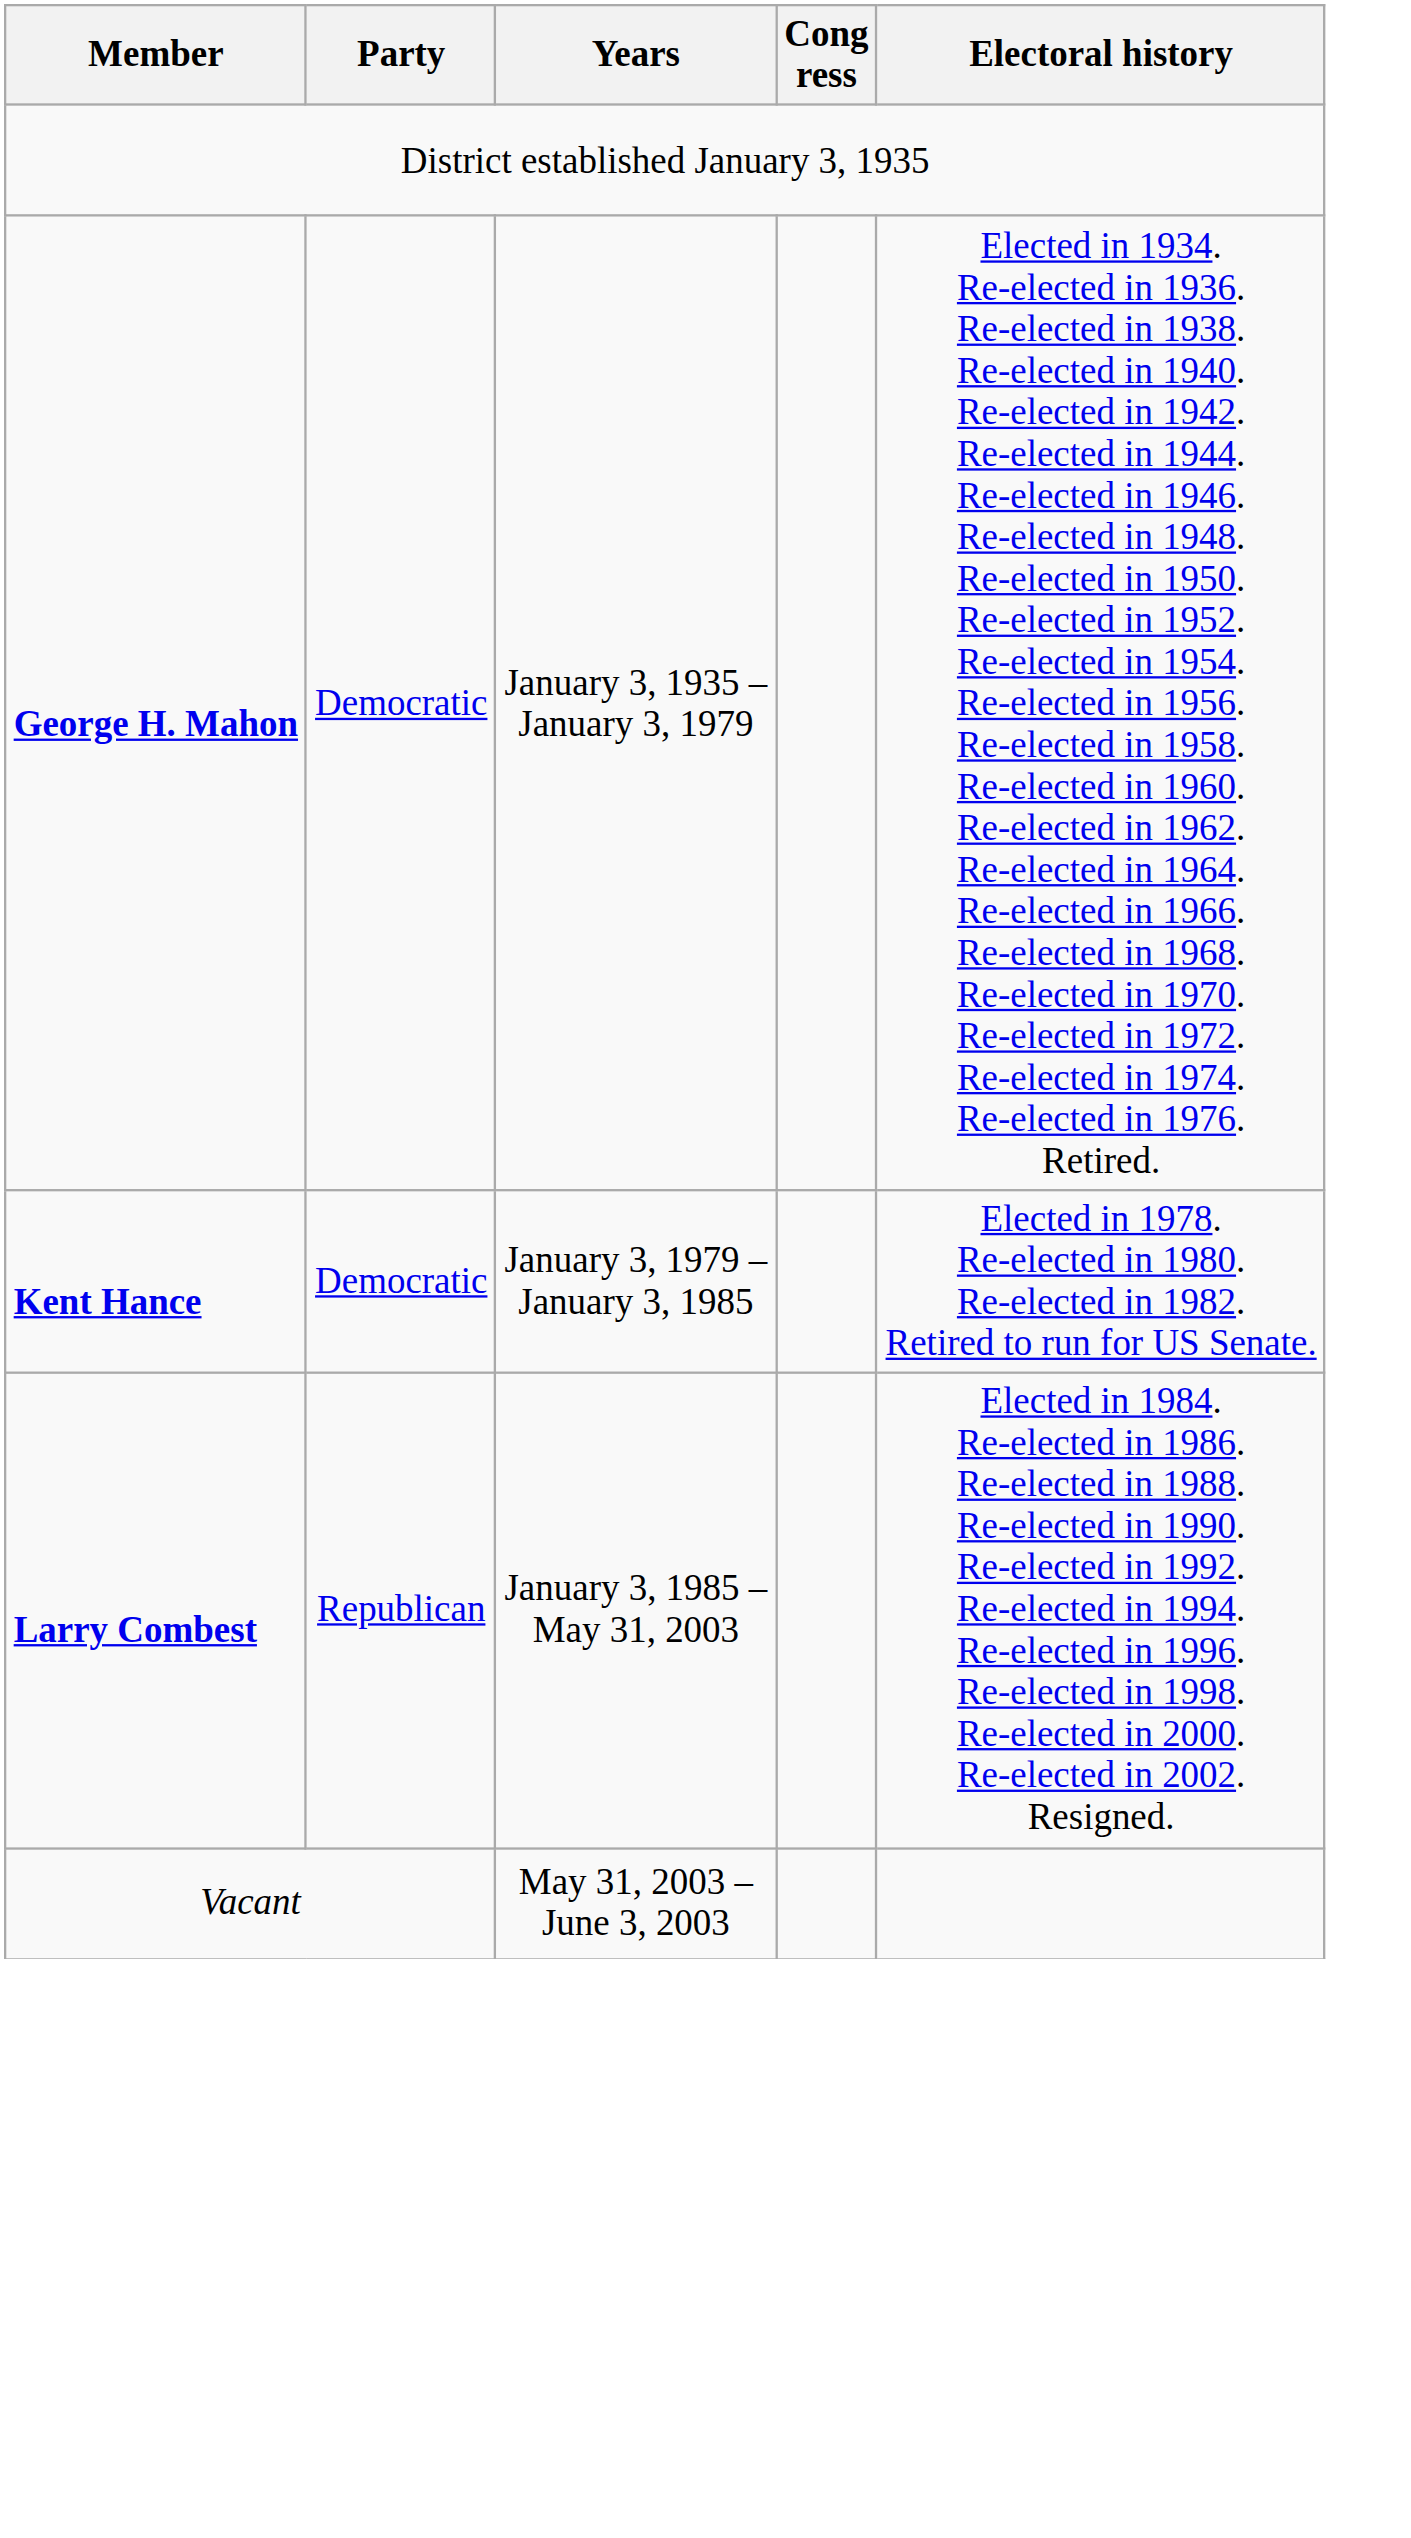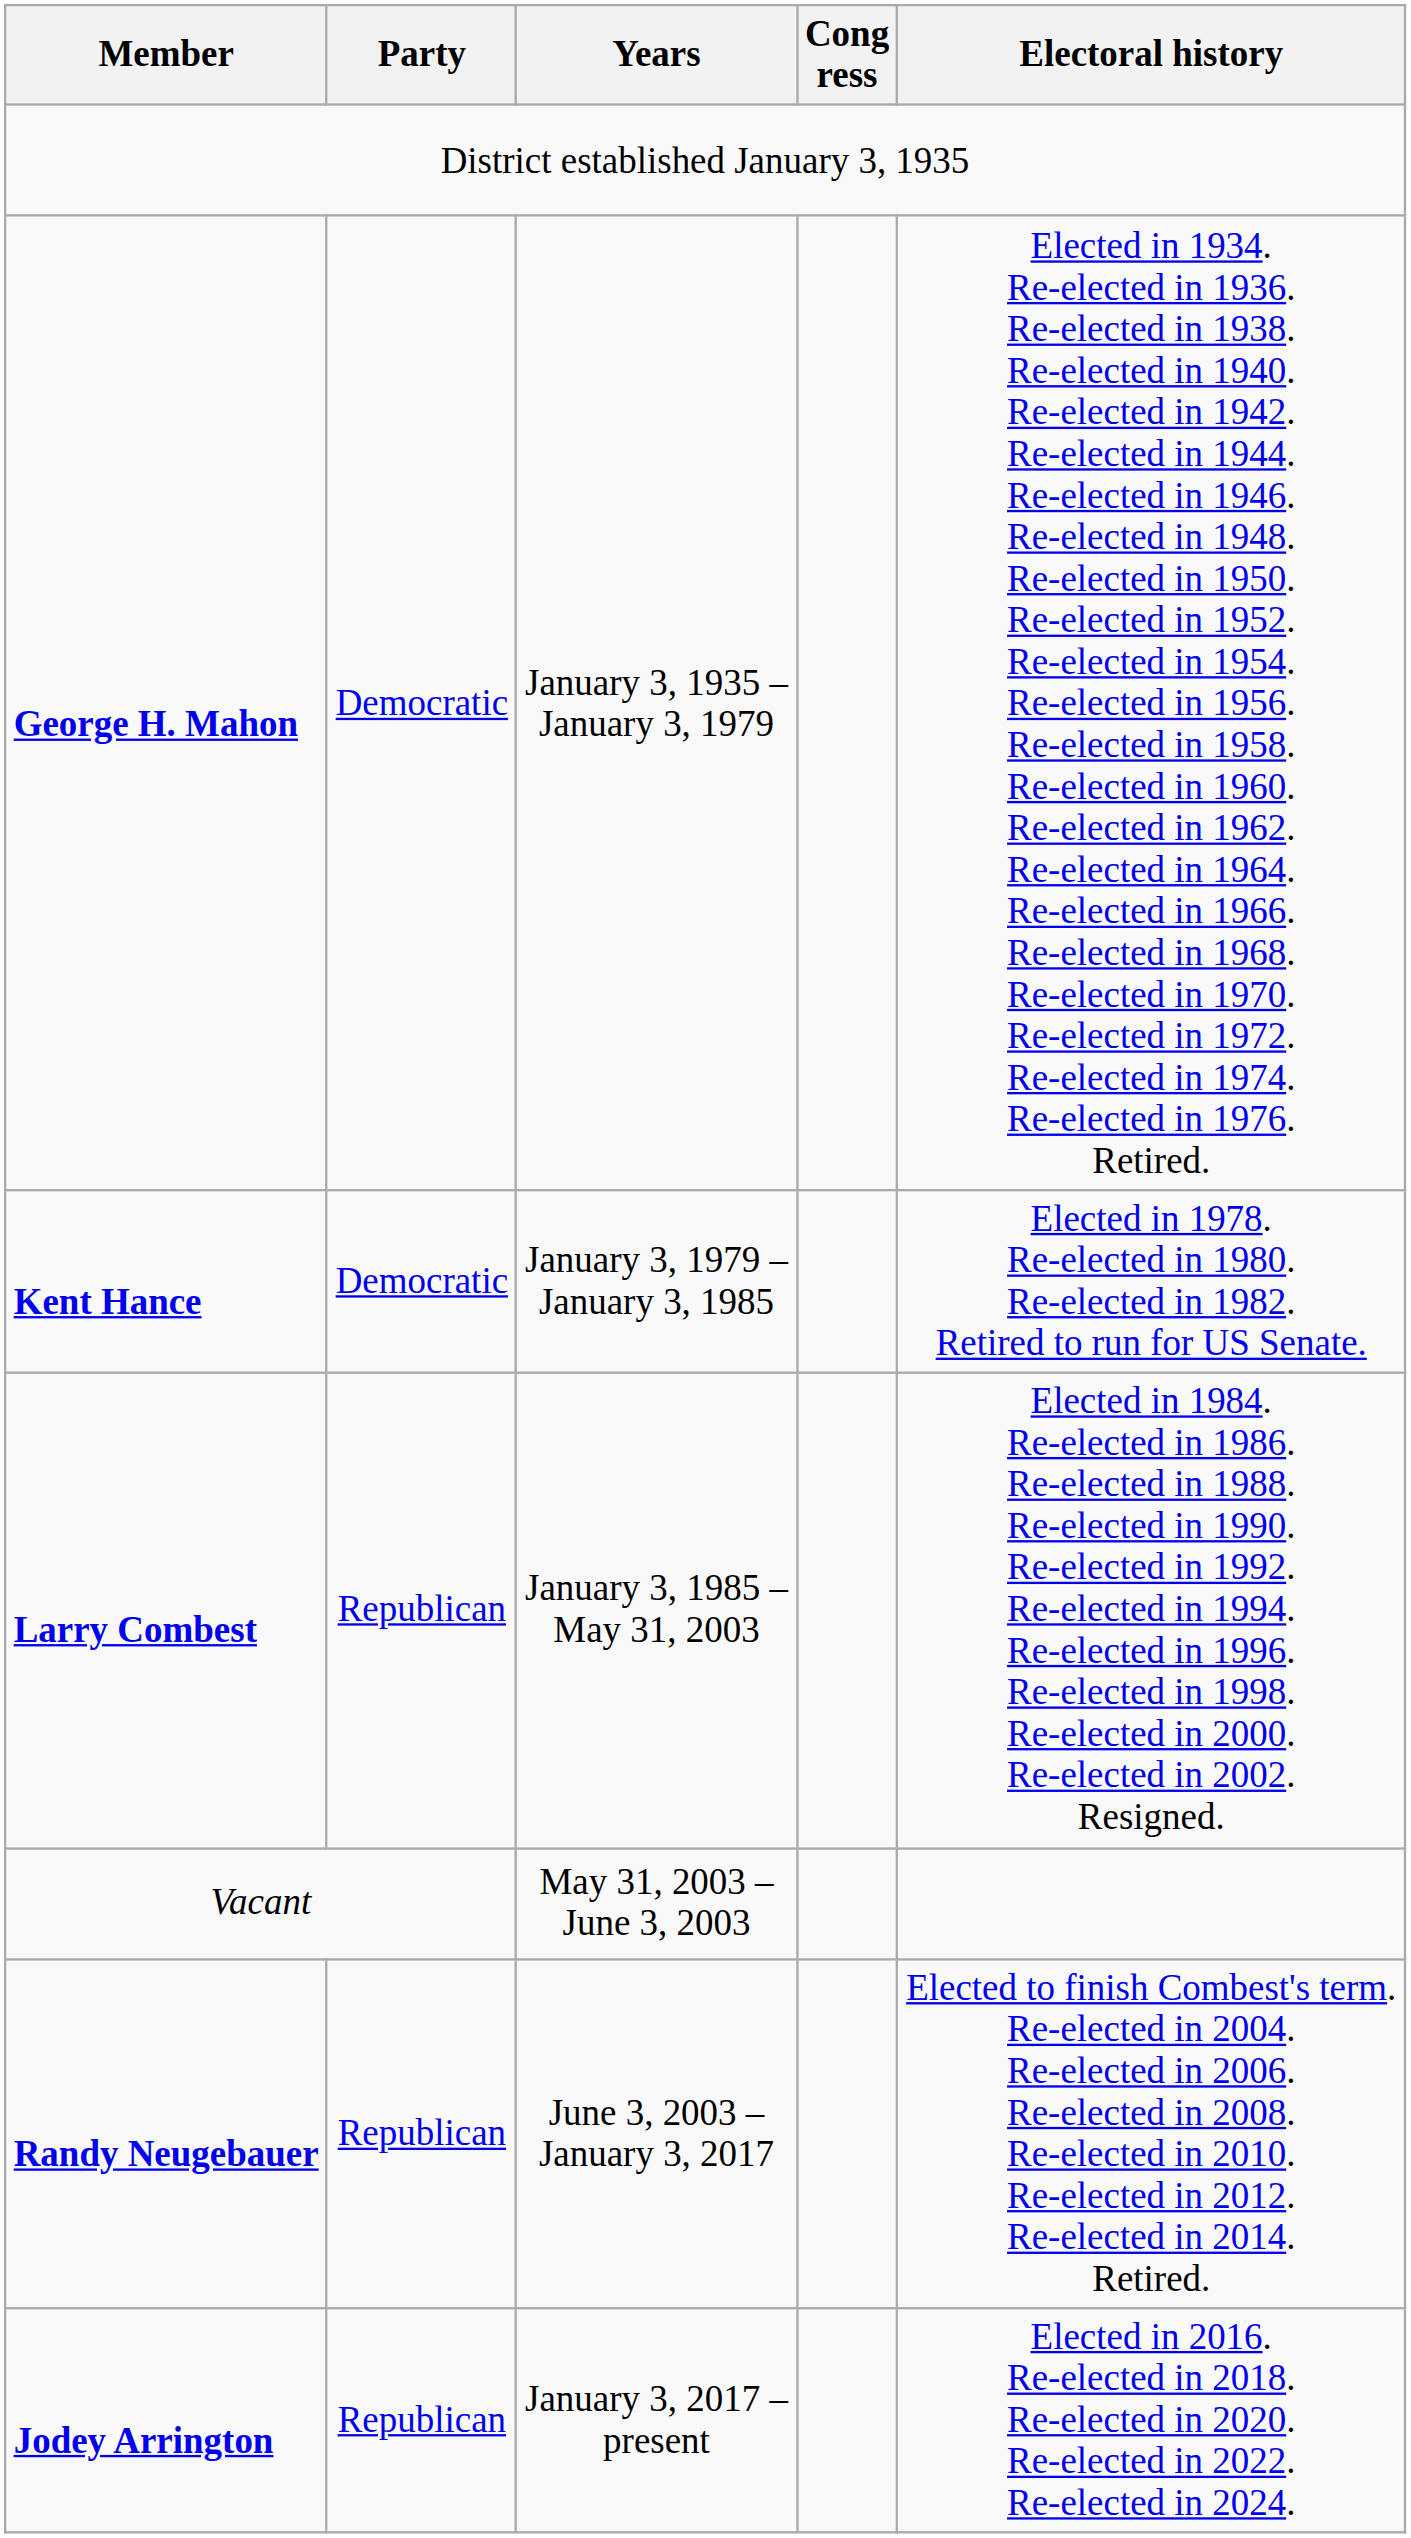+ row: (166, 2153)
+ row: (144, 2440)
